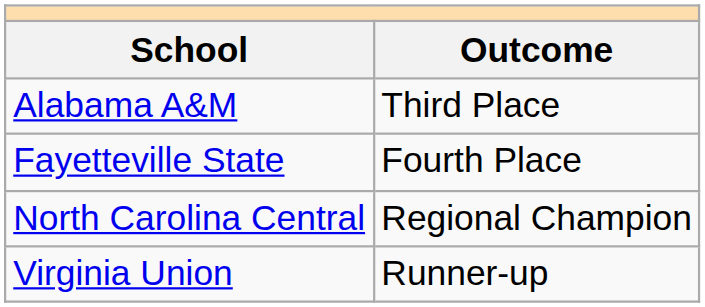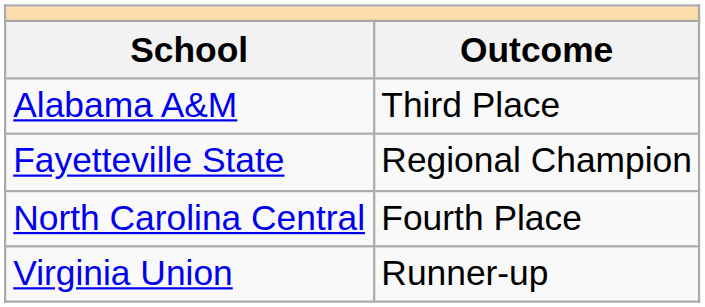(482, 161) Fourth Place -> (537, 161) Regional Champion
(537, 217) Regional Champion -> (482, 217) Fourth Place
